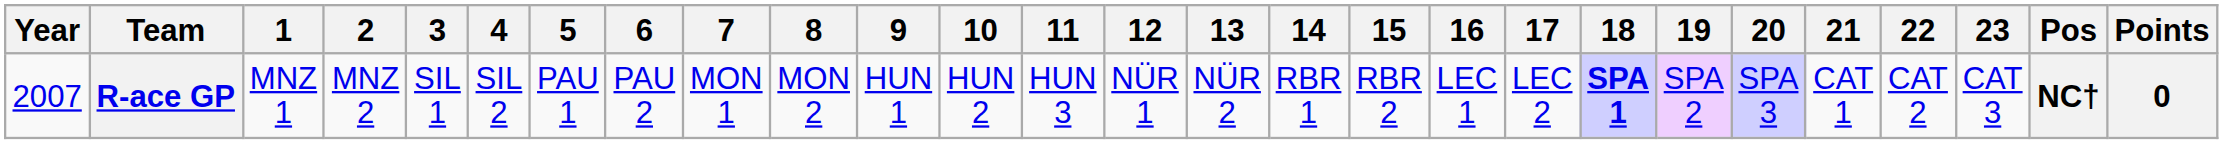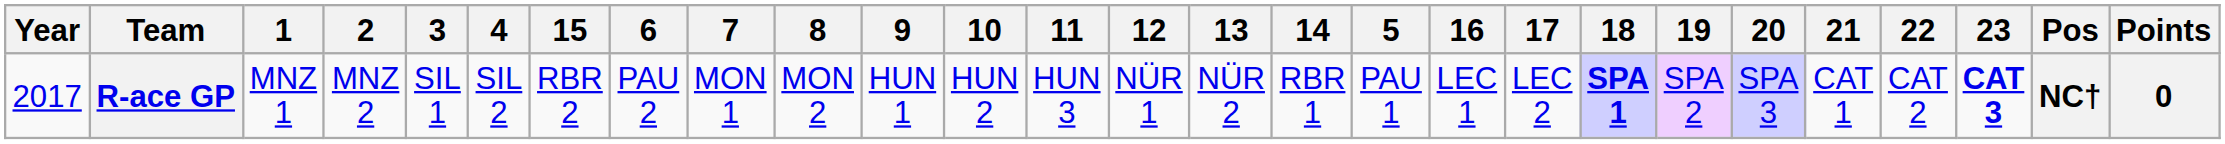columns swapped: (568, 29) <-> (1389, 29)
(47, 96) 2007 -> (47, 96) 2017
(1993, 96) normal -> (1993, 96) bold
